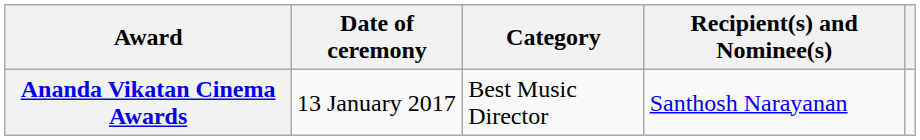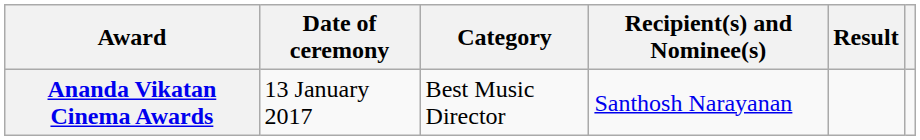+ column: (866, 37)
